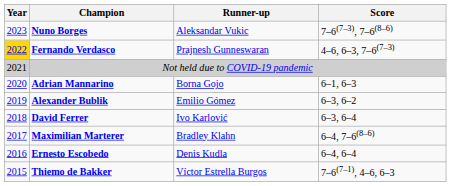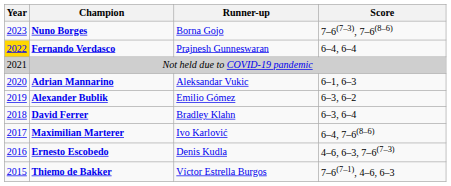(212, 31) Aleksandar Vukic -> (200, 31) Borna Gojo
(358, 50) 4–6, 6–3, 7–6(7–3) -> (339, 49) 6–4, 6–4
(200, 85) Borna Gojo -> (212, 82) Aleksandar Vukic
(202, 118) Ivo Karlović -> (206, 115) Bradley Klahn
(206, 136) Bradley Klahn -> (202, 133) Ivo Karlović
(339, 154) 6–4, 6–4 -> (358, 152) 4–6, 6–3, 7–6(7–3)
